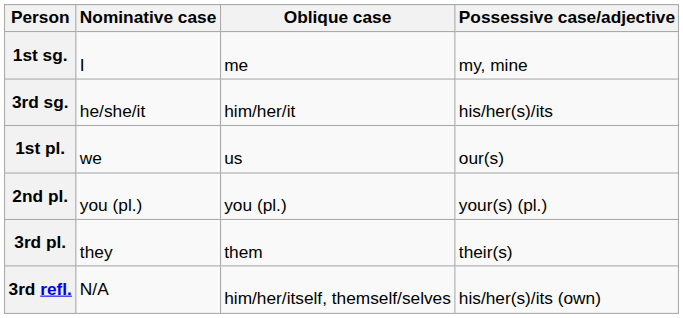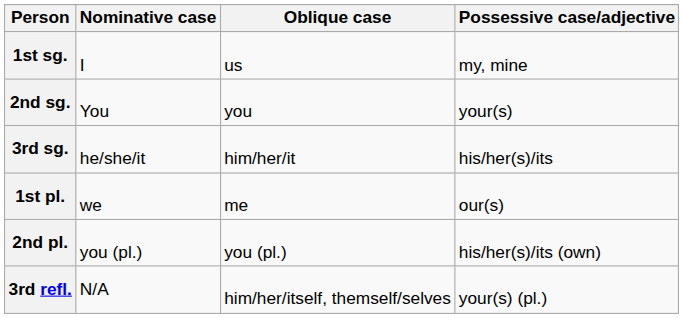(236, 65) me -> (233, 65) us
+ row: (40, 102)
(233, 158) us -> (236, 205) me
(503, 205) your(s) (pl.) -> (530, 252) his/her(s)/its (own)
- row: (40, 242)
(530, 299) his/her(s)/its (own) -> (503, 299) your(s) (pl.)
